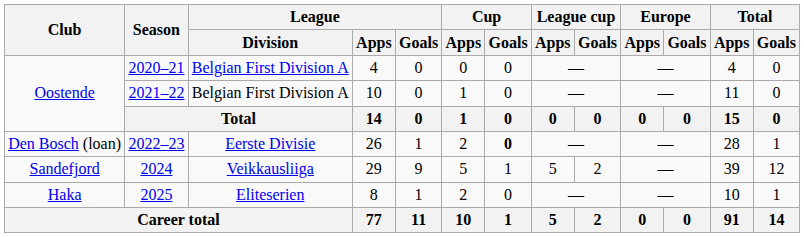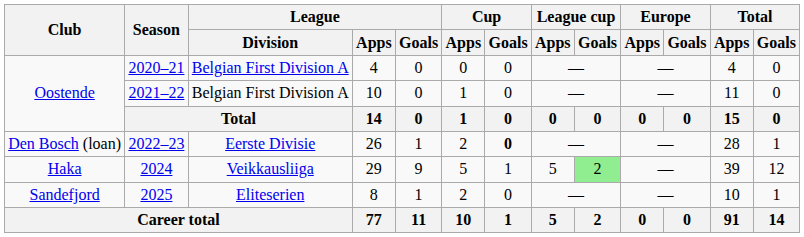(65, 169) Sandefjord -> (65, 169) Haka
(598, 169) no background -> (598, 169) lightgreen background
(65, 194) Haka -> (65, 194) Sandefjord
